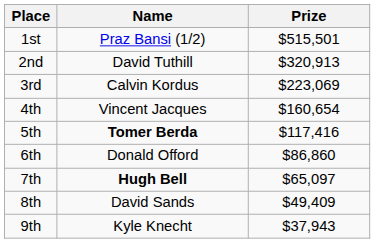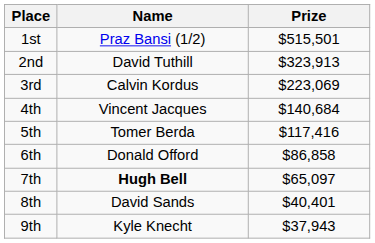(309, 62) $320,913 -> (309, 62) $323,913
(309, 109) $160,654 -> (309, 109) $140,684
(153, 132) bold -> (153, 132) normal
(309, 156) $86,860 -> (309, 156) $86,858
(309, 202) $49,409 -> (309, 202) $40,401
